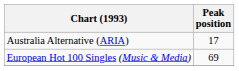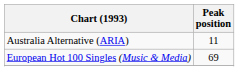(213, 40) 17 -> (213, 40) 11
